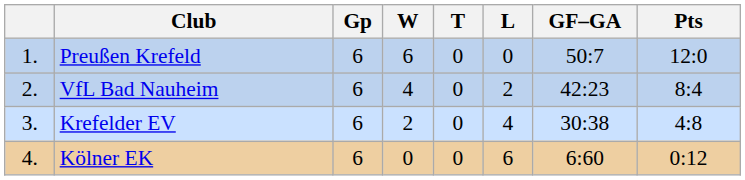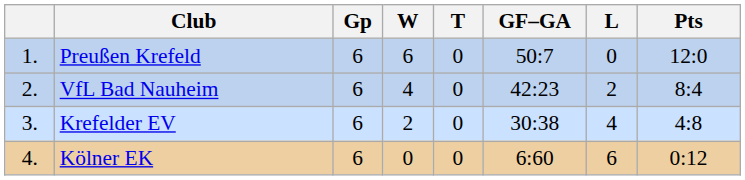columns swapped: (508, 21) <-> (585, 21)
